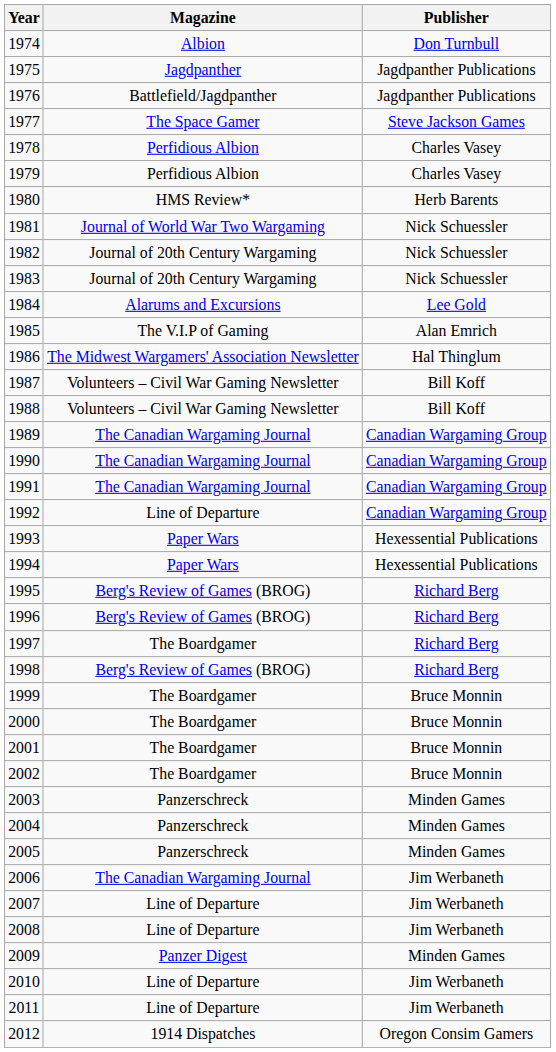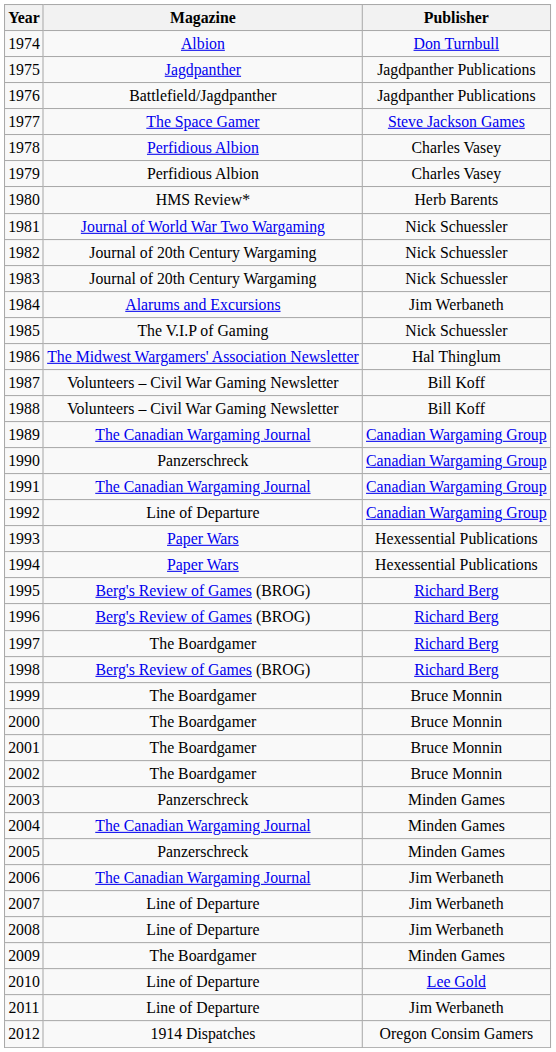(456, 304) Lee Gold -> (456, 304) Jim Werbaneth
(456, 330) Alan Emrich -> (456, 330) Nick Schuessler
(203, 460) The Canadian Wargaming Journal -> (203, 460) Panzerschreck
(203, 825) Panzerschreck -> (203, 825) The Canadian Wargaming Journal
(203, 956) Panzer Digest -> (203, 956) The Boardgamer
(456, 982) Jim Werbaneth -> (456, 982) Lee Gold
